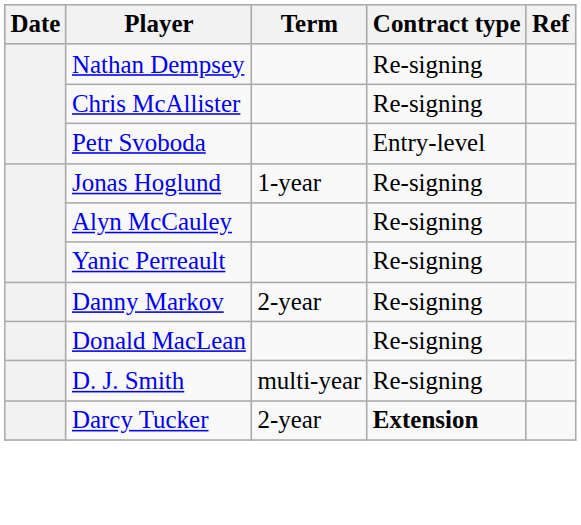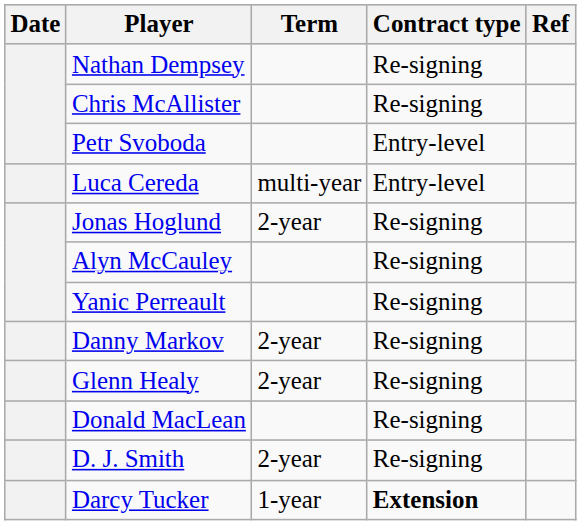+ row: (135, 182)
(289, 182) 1-year -> (289, 222) 2-year
+ row: (135, 380)
(309, 380) multi-year -> (289, 459) 2-year
(289, 420) 2-year -> (289, 499) 1-year
